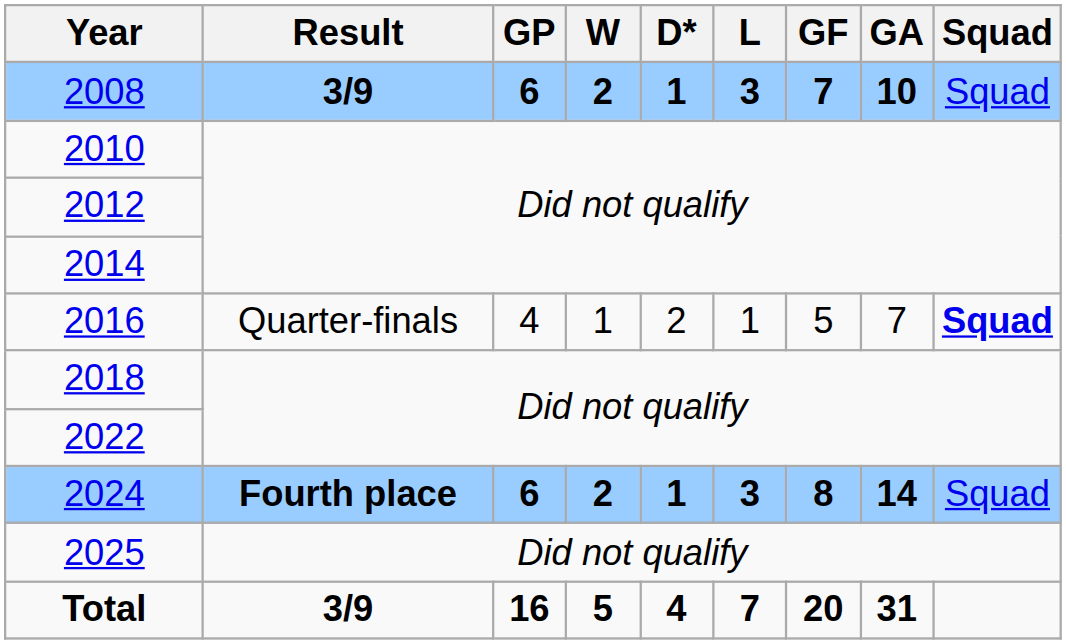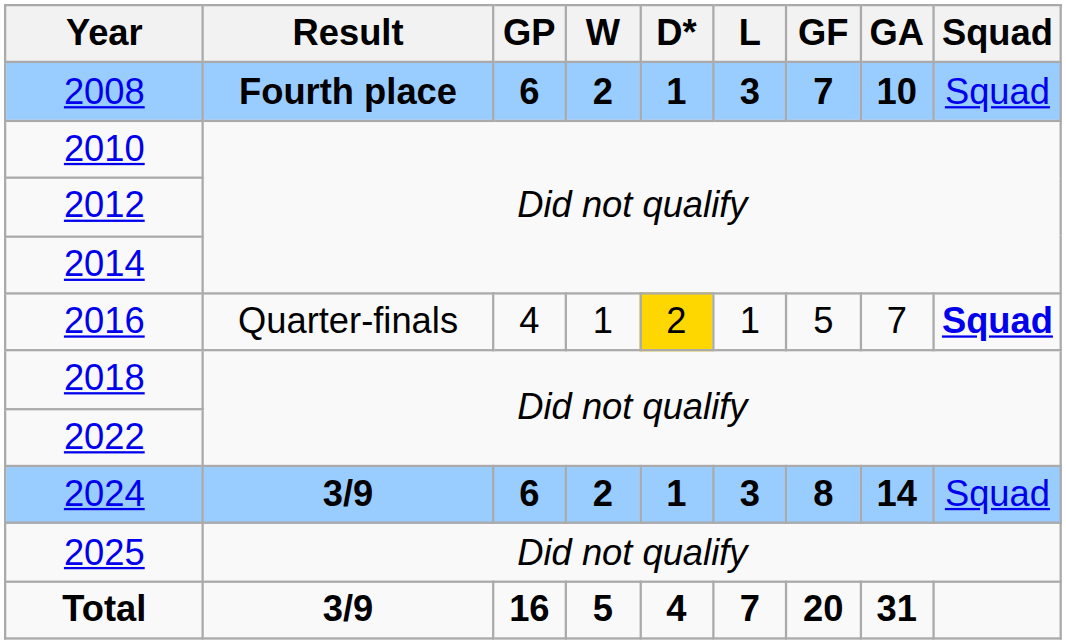(348, 90) 3/9 -> (348, 90) Fourth place
(676, 321) no background -> (676, 321) gold background
(348, 494) Fourth place -> (348, 494) 3/9
